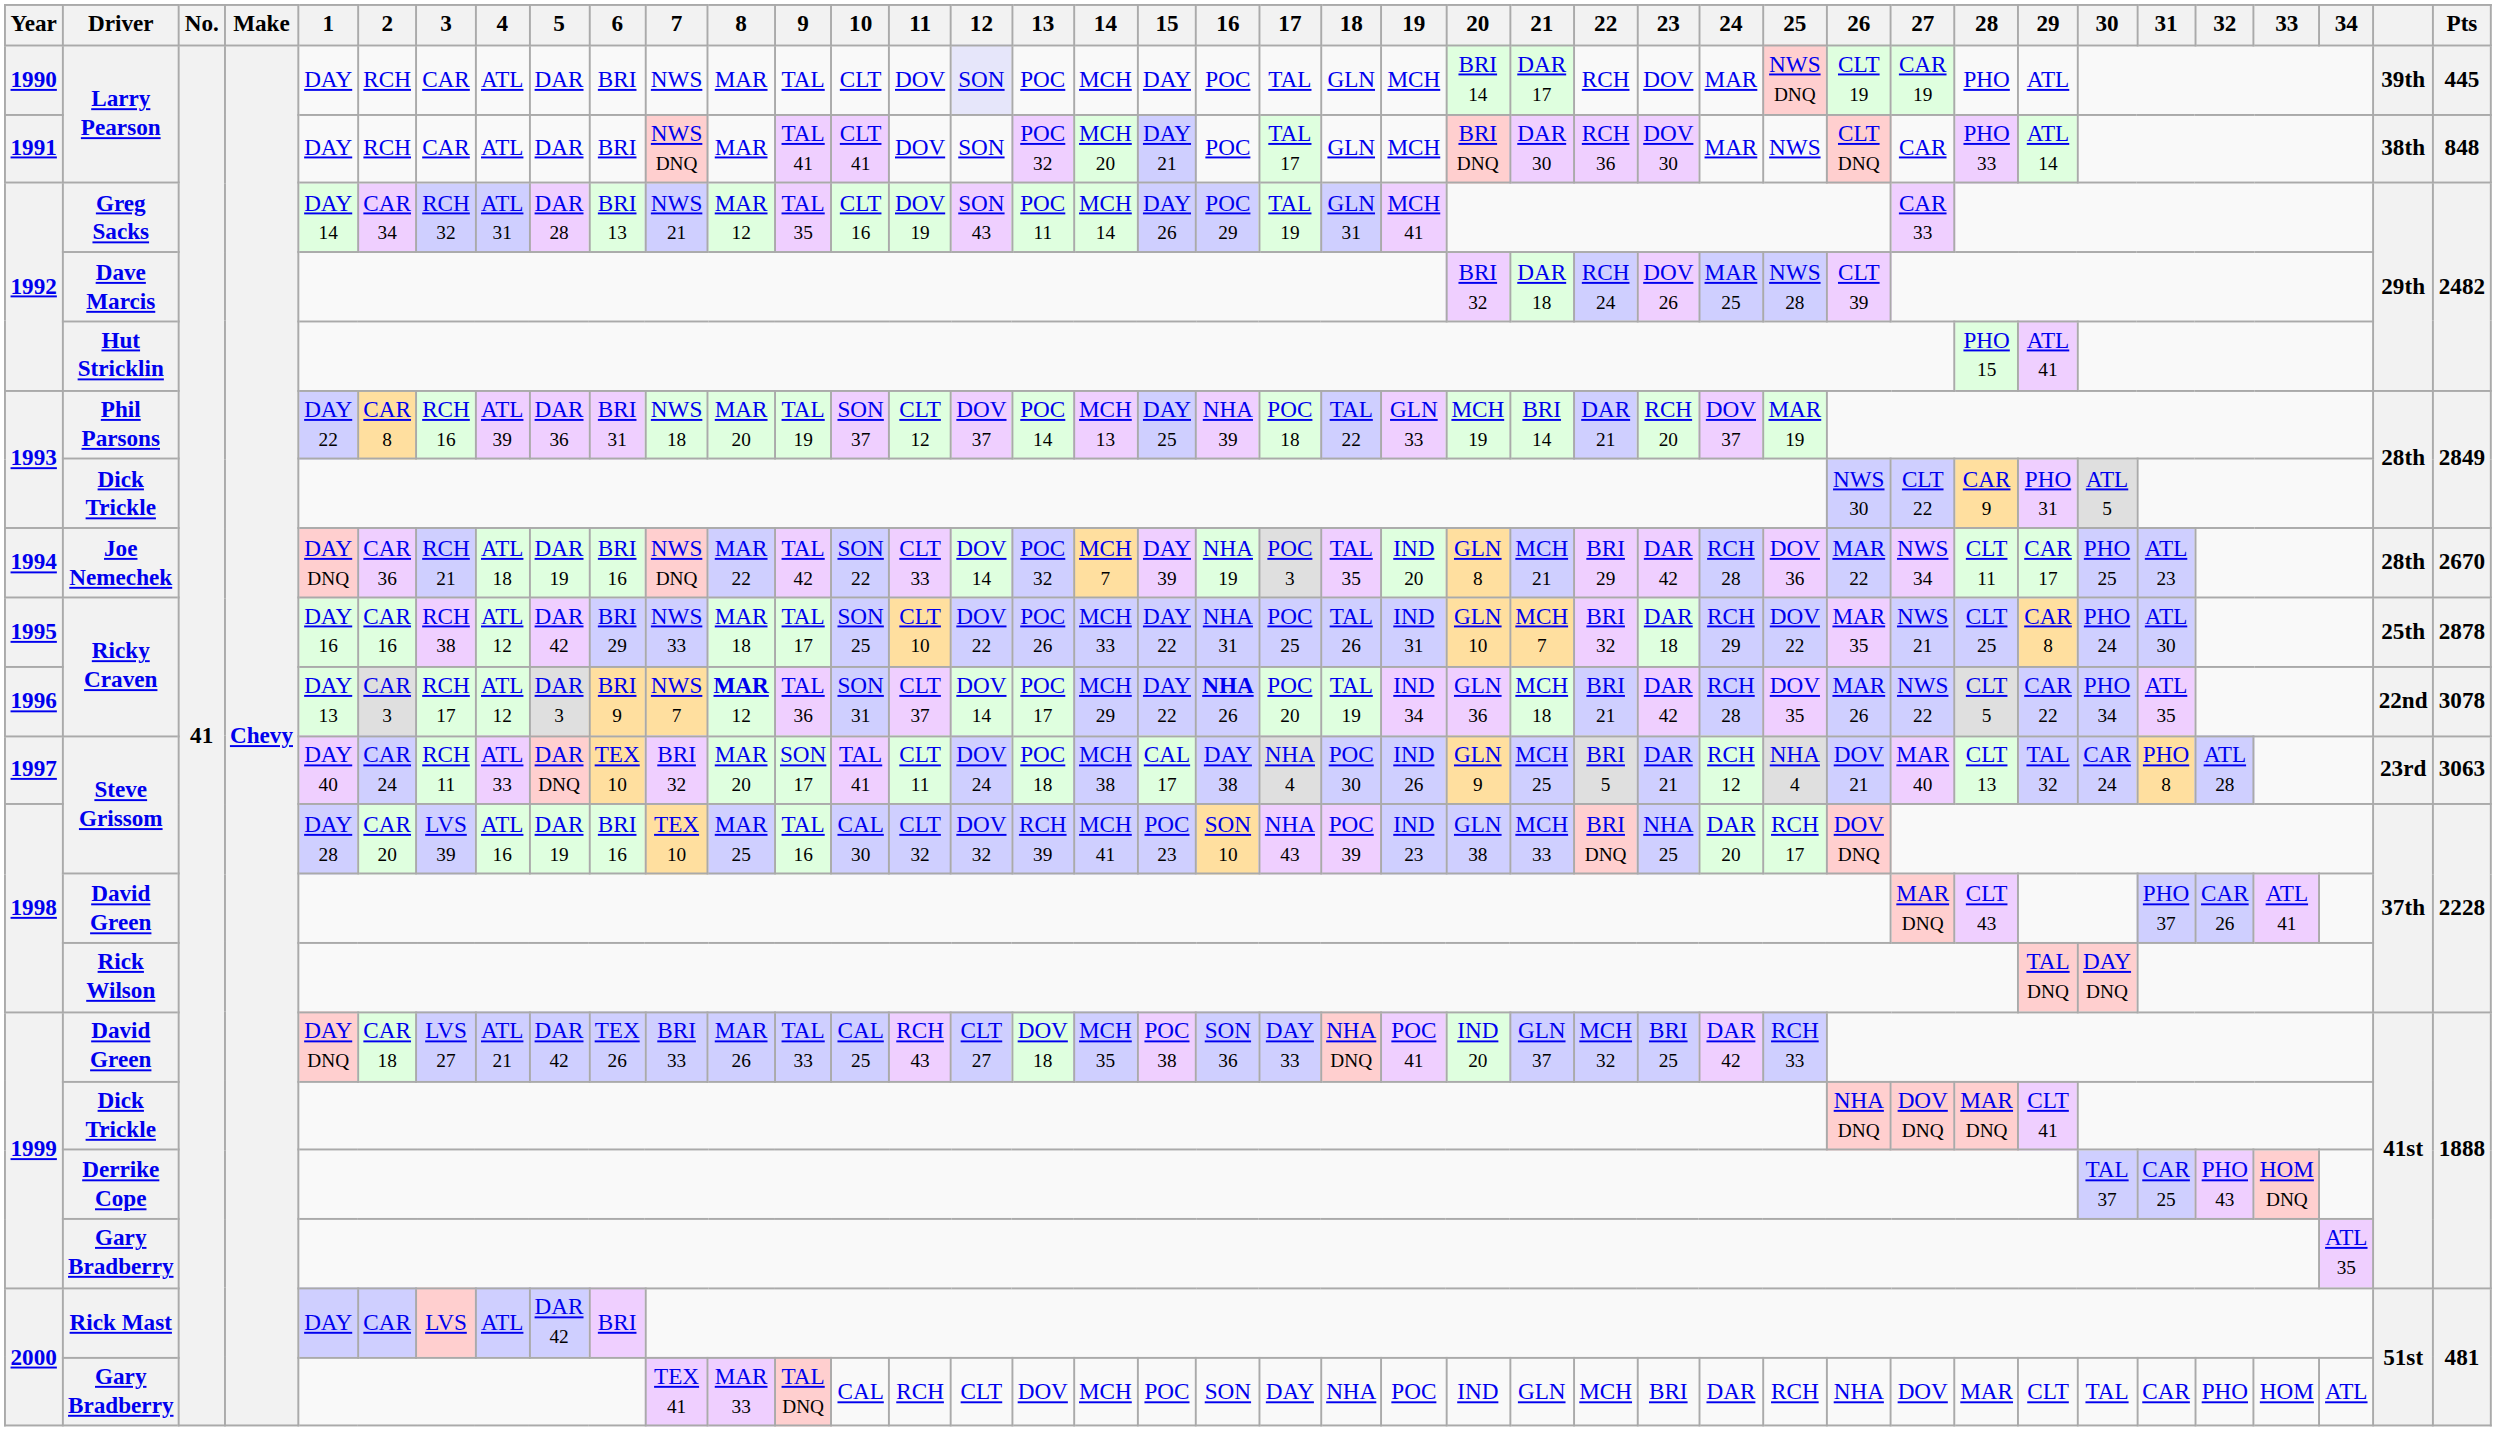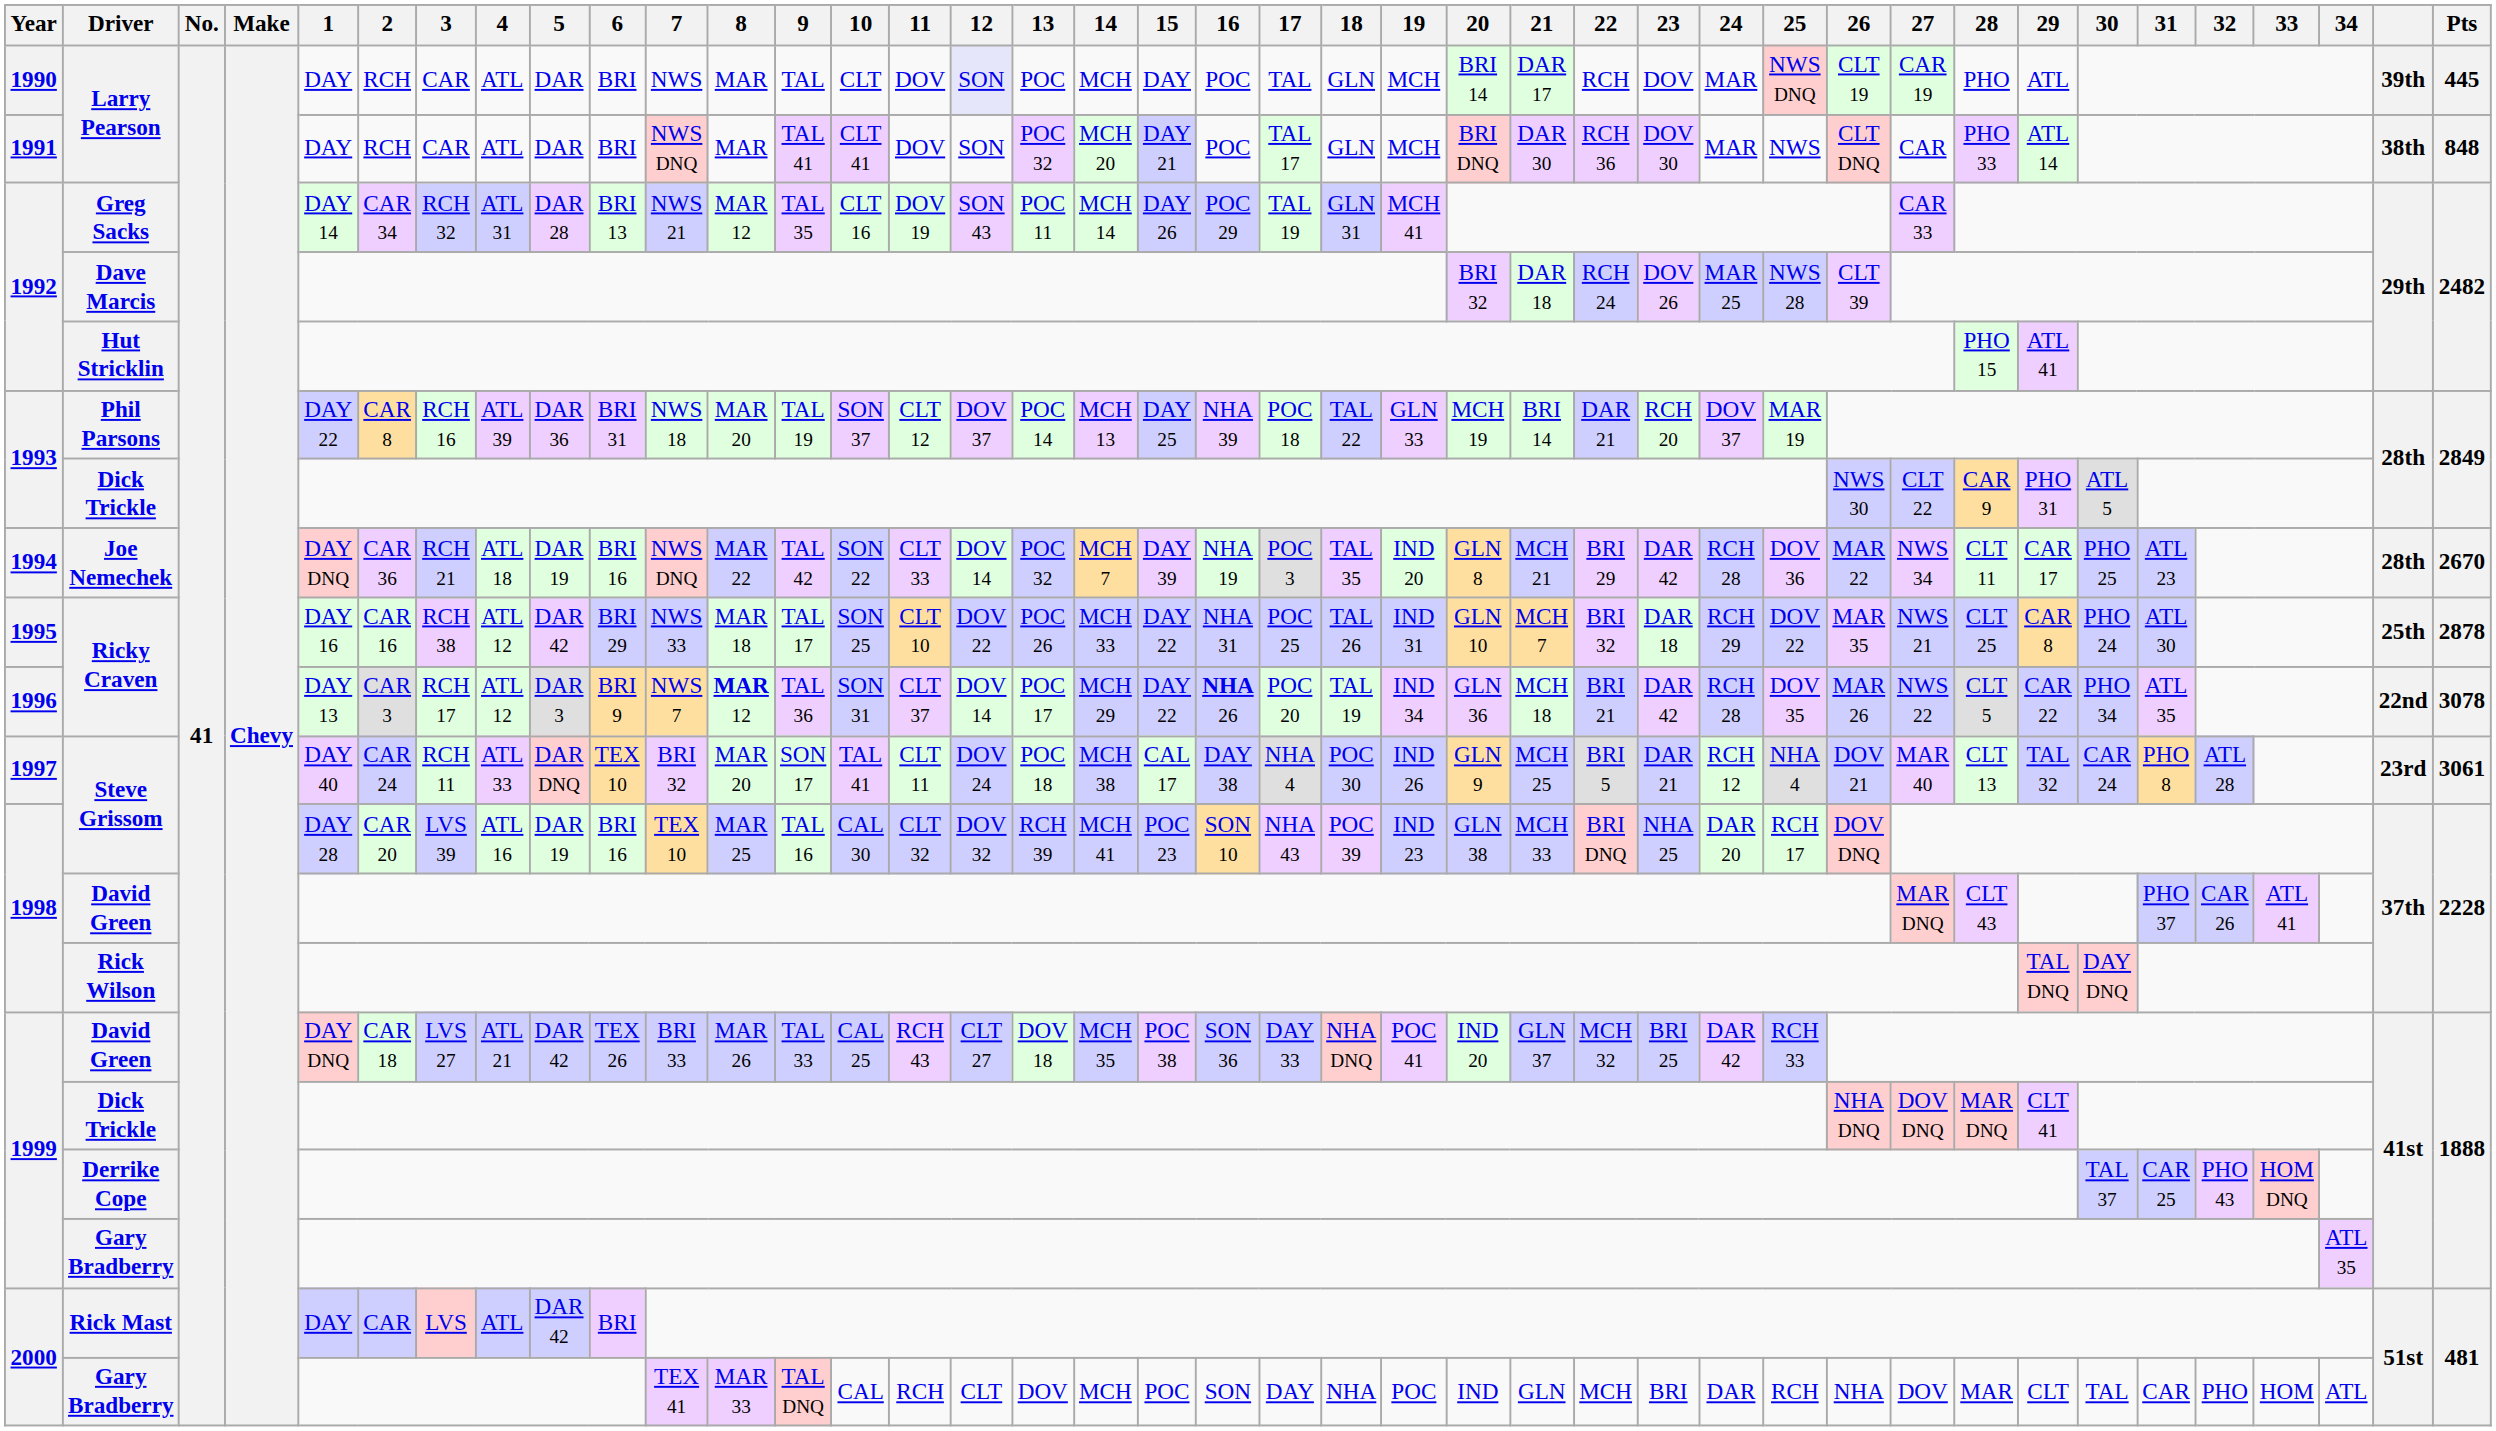(2462, 769) 3063 -> (2462, 769) 3061
